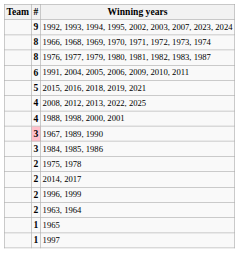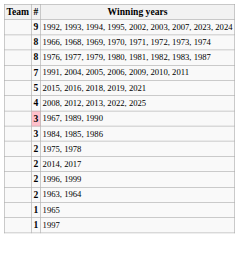(36, 73) 6 -> (36, 73) 7
- row: (84, 118)
